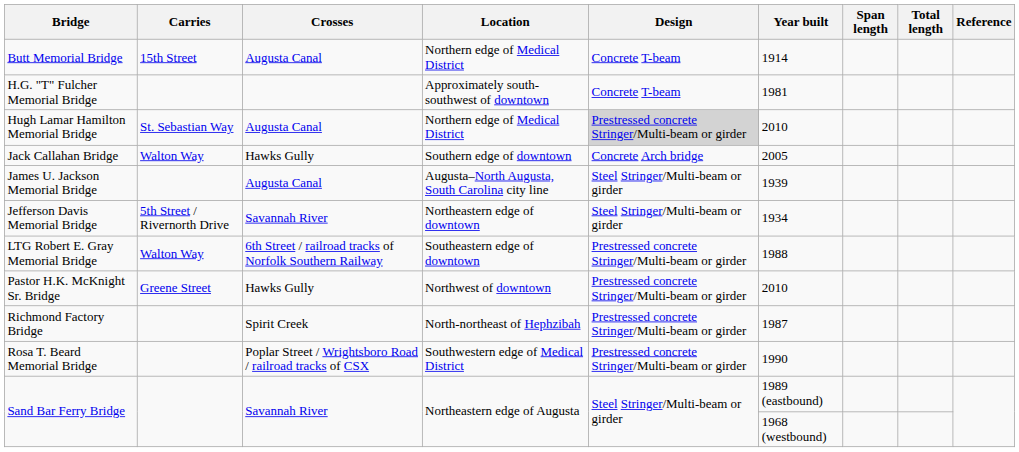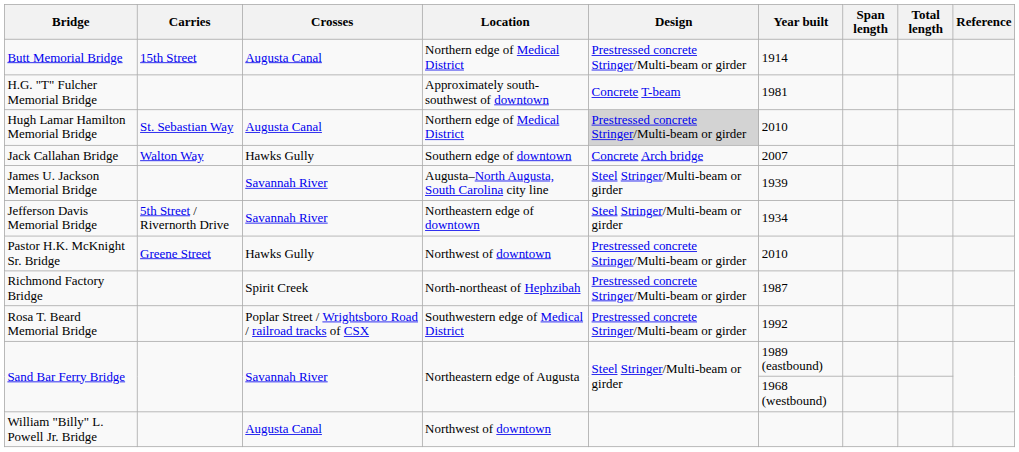(636, 57) Concrete T-beam -> (669, 57) Prestressed concrete Stringer/Multi-beam or girder
(775, 155) 2005 -> (775, 155) 2007
(284, 183) Augusta Canal -> (286, 183) Savannah River
- row: (60, 253)
(775, 358) 1990 -> (775, 323) 1992
+ row: (55, 429)
